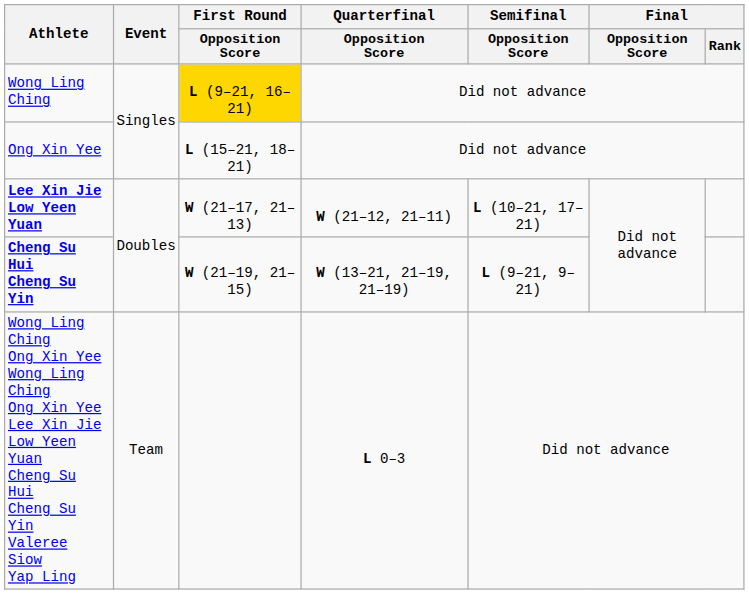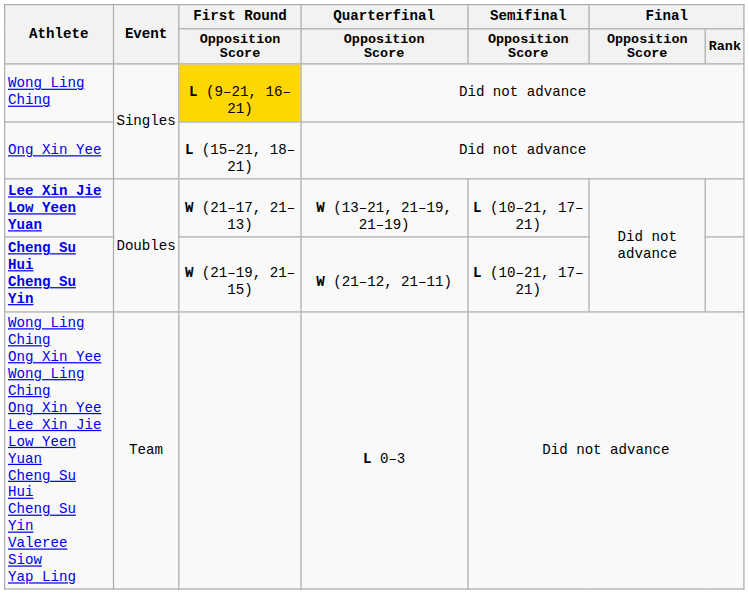(384, 216) W (21–12, 21–11) -> (384, 216) W (13–21, 21–19, 21–19)
(384, 282) W (13–21, 21–19, 21–19) -> (384, 282) W (21–12, 21–11)
(528, 282) L (9–21, 9–21) -> (528, 282) L (10–21, 17–21)
